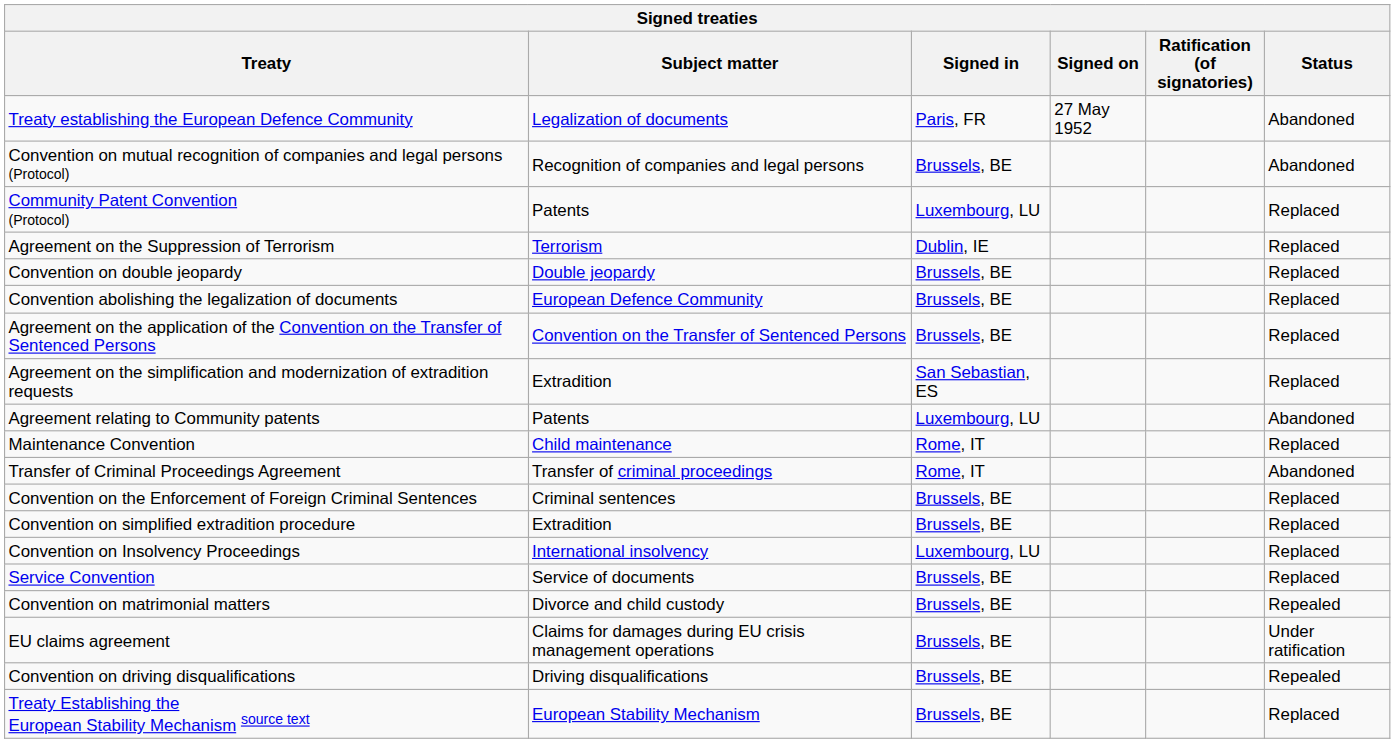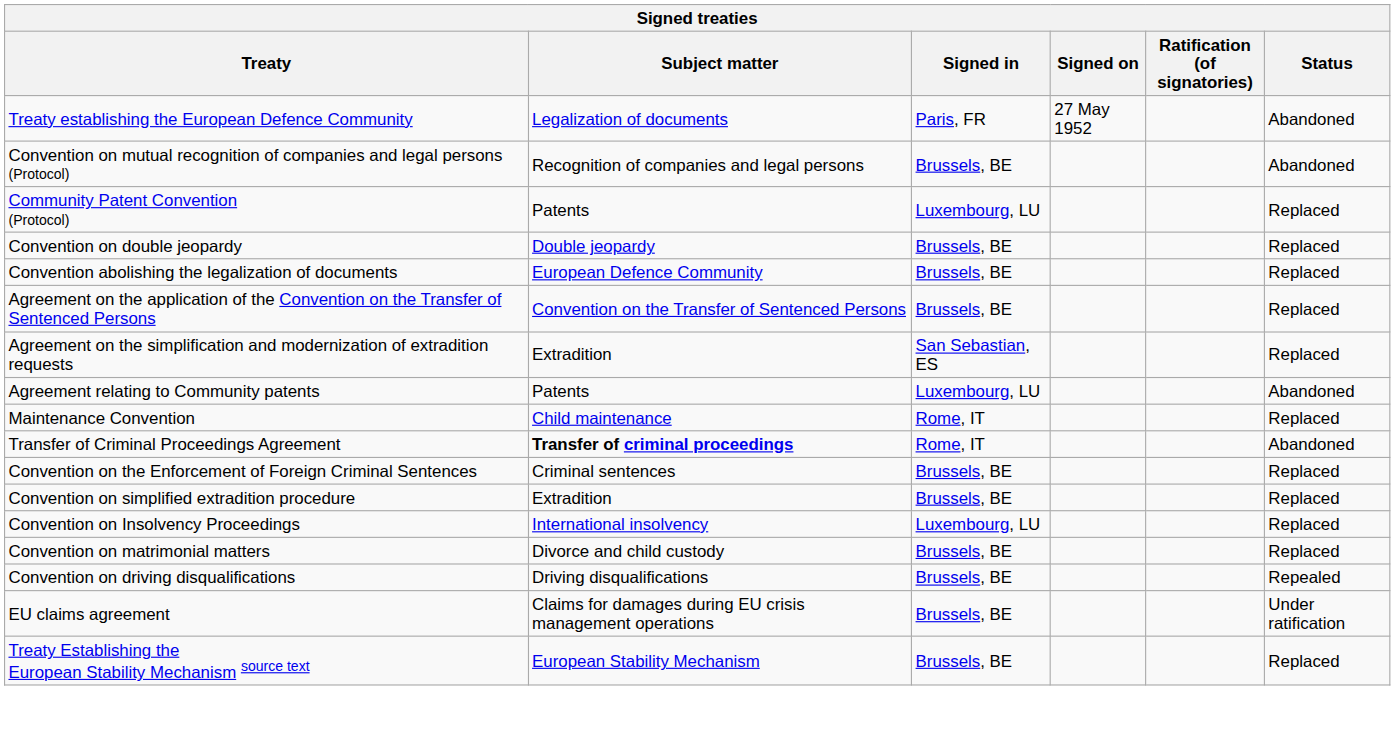- row: (171, 246)
(652, 471) normal -> (663, 444) bold
- row: (82, 578)
(1304, 604) Repealed -> (1304, 551) Replaced
rows swapped: (152, 677) <-> (89, 640)
